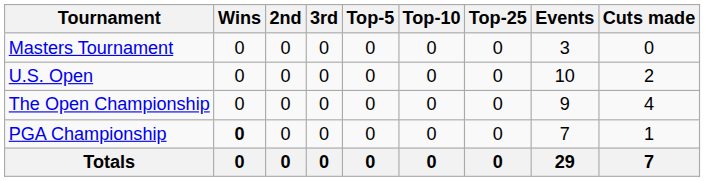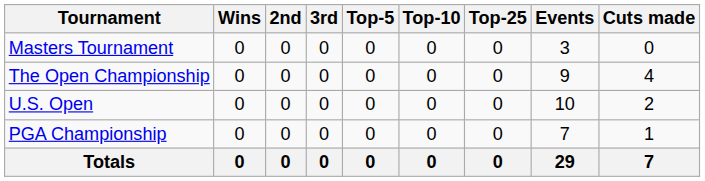rows swapped: (51, 76) <-> (109, 104)
(240, 133) bold -> (240, 133) normal
